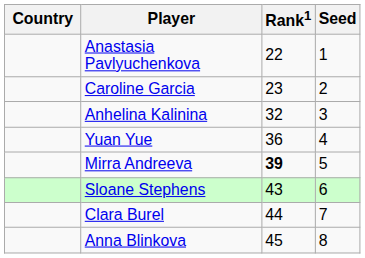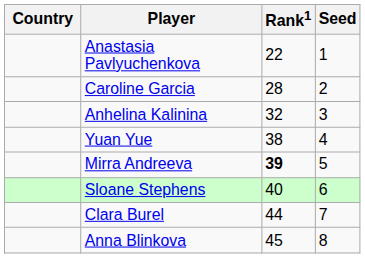(274, 89) 23 -> (274, 89) 28
(274, 139) 36 -> (274, 139) 38
(274, 189) 43 -> (274, 189) 40
